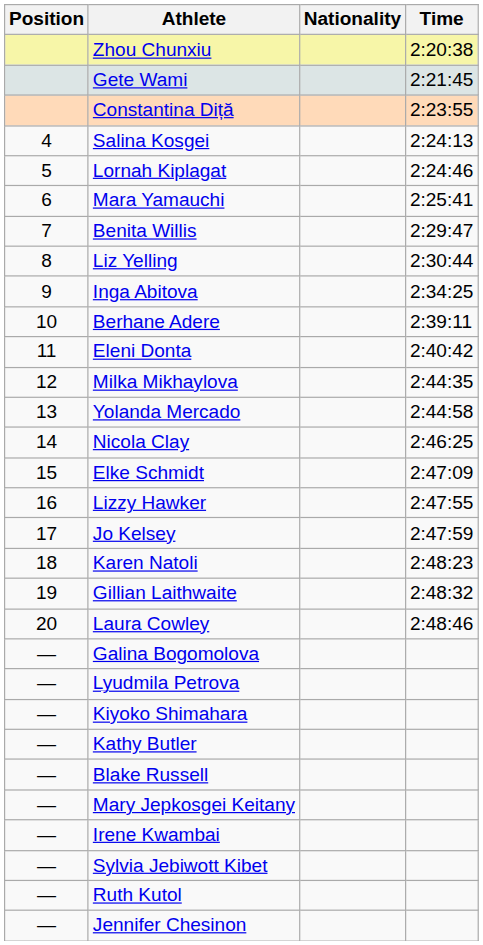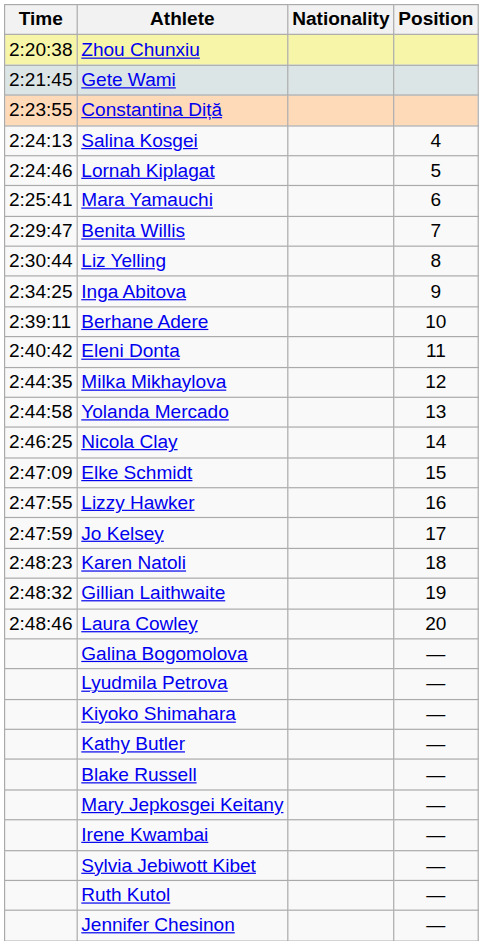columns swapped: (47, 19) <-> (442, 19)
